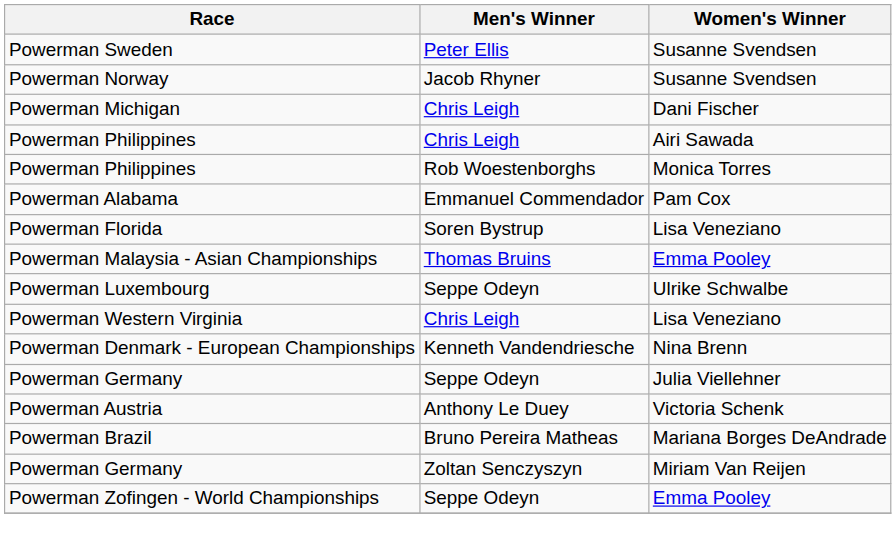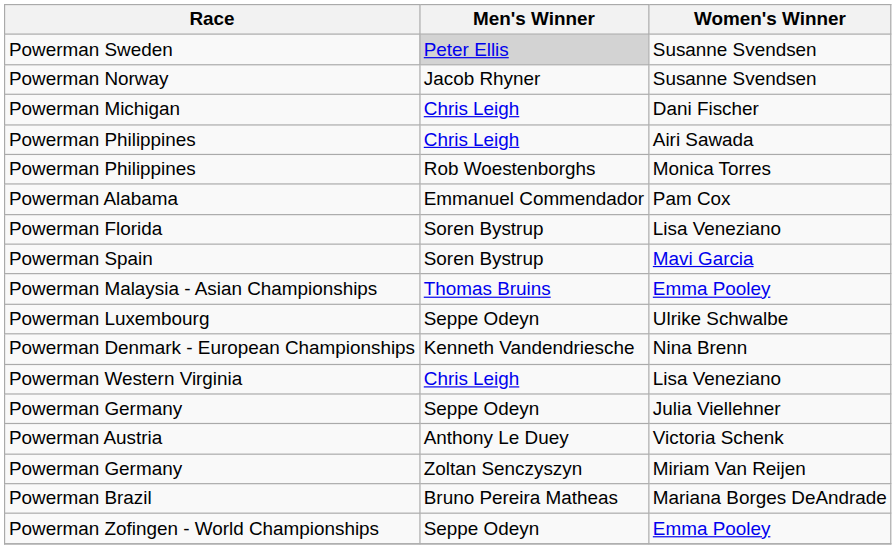(466, 49) no background -> (466, 49) lightgrey background
+ row: (81, 259)
rows swapped: (212, 348) <-> (126, 318)
rows swapped: (80, 438) <-> (96, 468)
